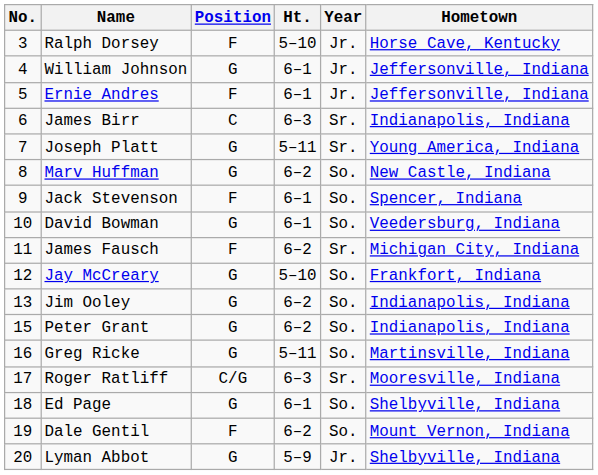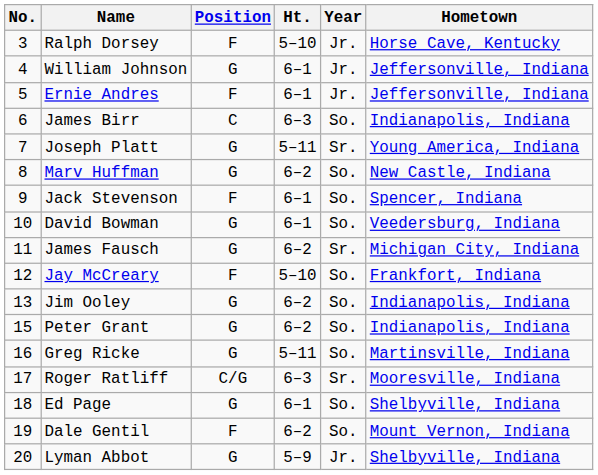(343, 121) Sr. -> (343, 121) So.
(233, 250) F -> (233, 250) G
(233, 276) G -> (233, 276) F
